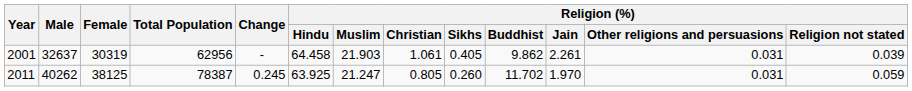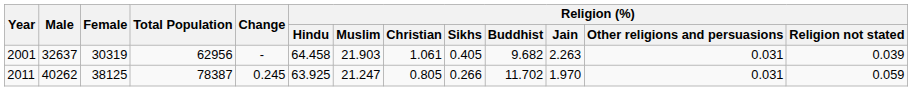(527, 55) 9.862 -> (527, 55) 9.682
(565, 55) 2.261 -> (565, 55) 2.263
(466, 75) 0.260 -> (466, 75) 0.266
